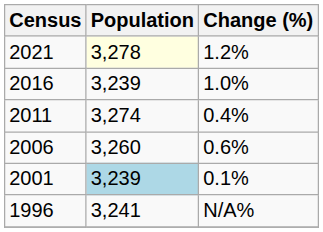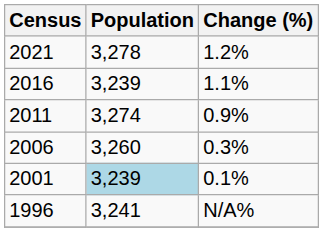(116, 52) lightyellow background -> (116, 52) no background
(226, 83) 1.0% -> (226, 83) 1.1%
(226, 115) 0.4% -> (226, 115) 0.9%
(226, 147) 0.6% -> (226, 147) 0.3%
